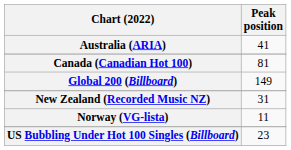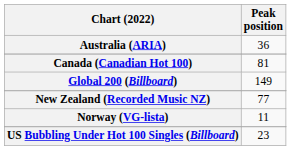(263, 44) 41 -> (263, 44) 36
(263, 99) 31 -> (263, 99) 77
